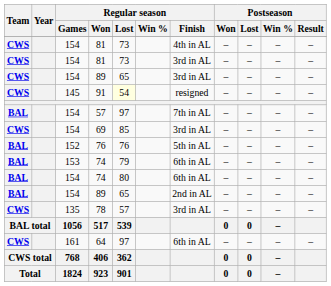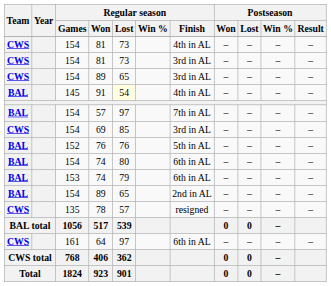(18, 92) CWS -> (18, 92) BAL
(192, 92) resigned -> (192, 92) 4th in AL
rows swapped: (72, 161) <-> (72, 177)
(192, 209) 3rd in AL -> (192, 209) resigned
